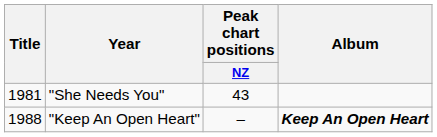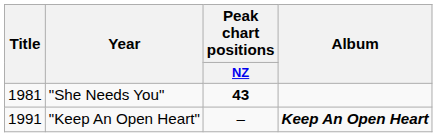(241, 95) normal -> (241, 95) bold
(25, 119) 1988 -> (25, 119) 1991
